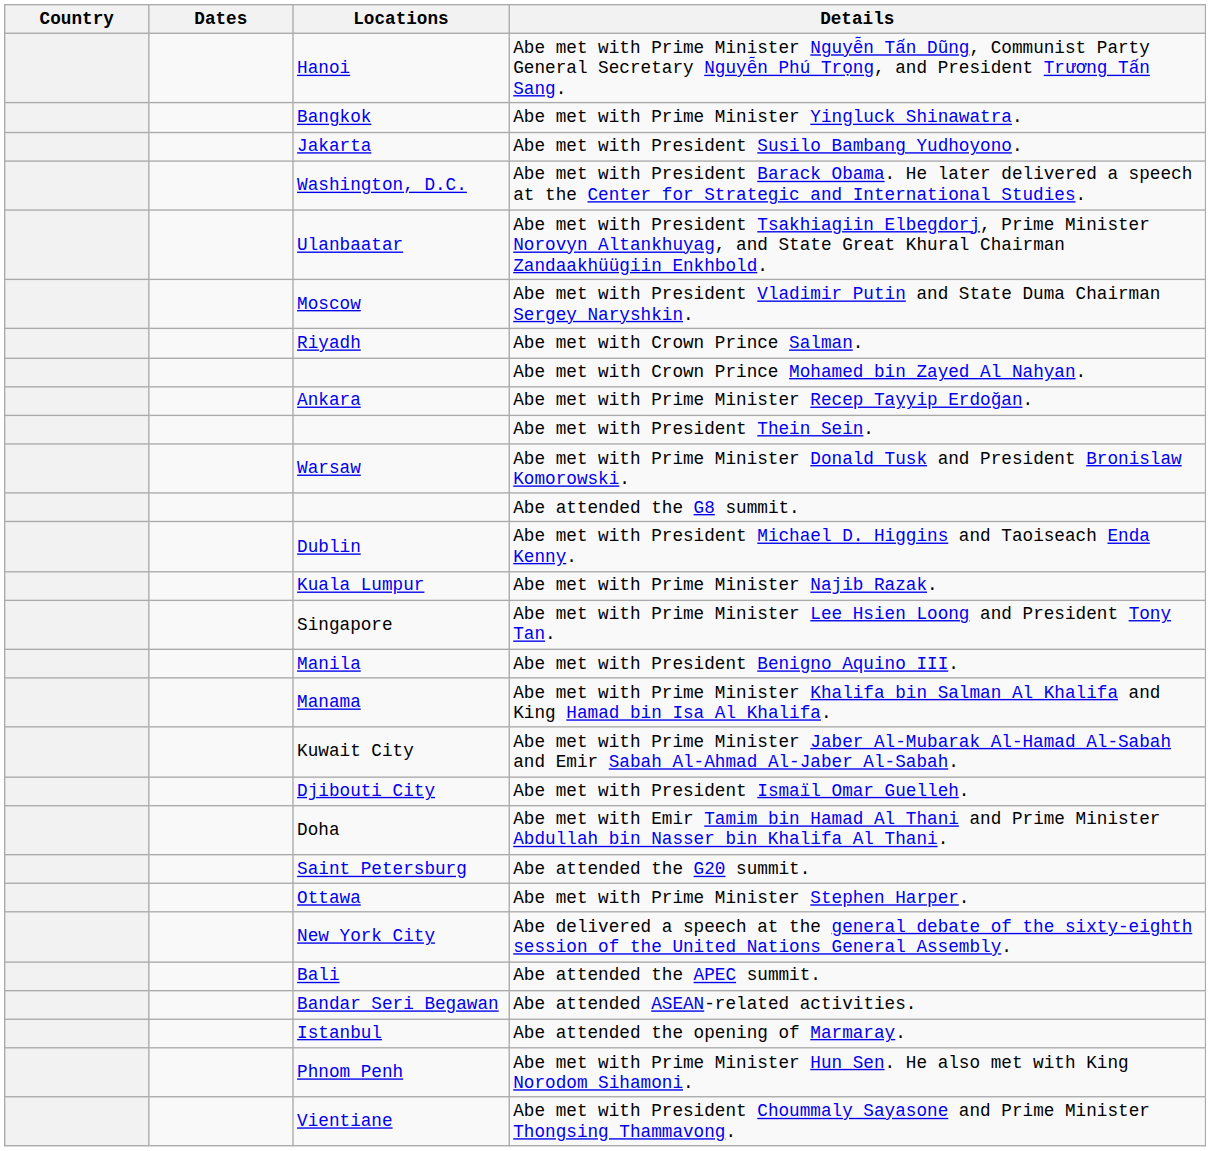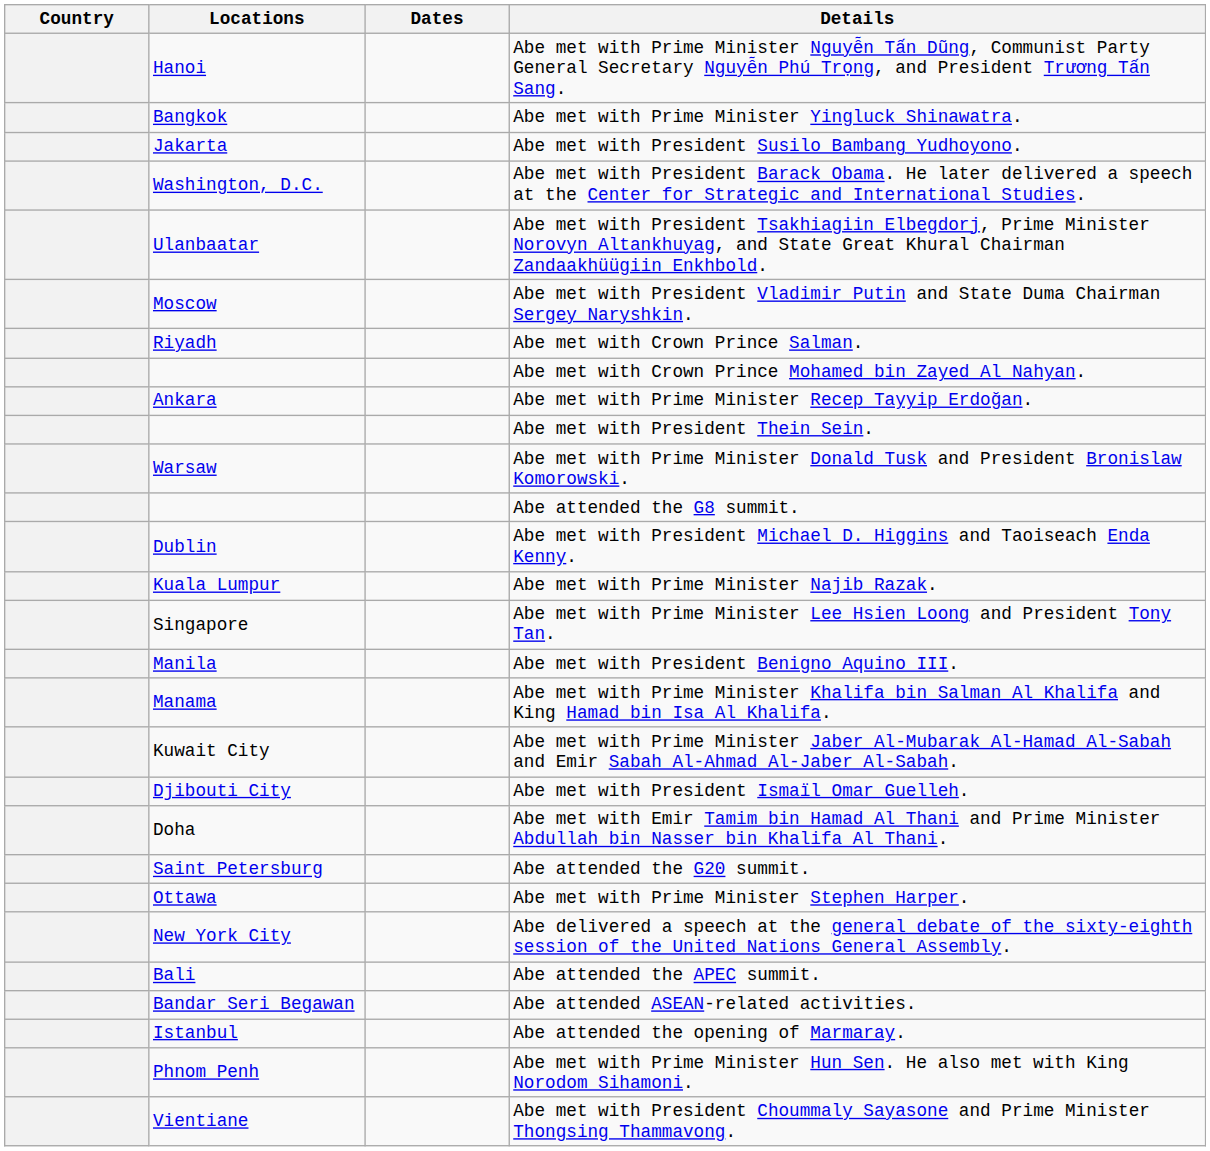columns swapped: (401, 19) <-> (221, 19)
